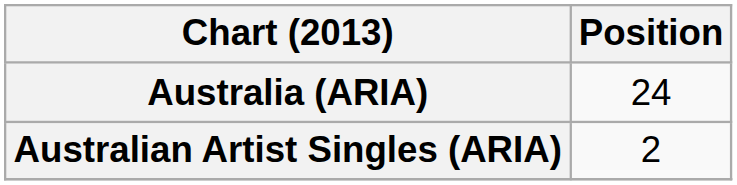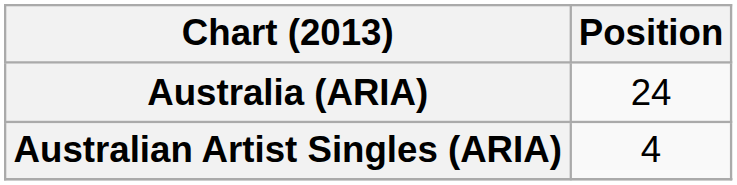(651, 149) 2 -> (651, 149) 4
